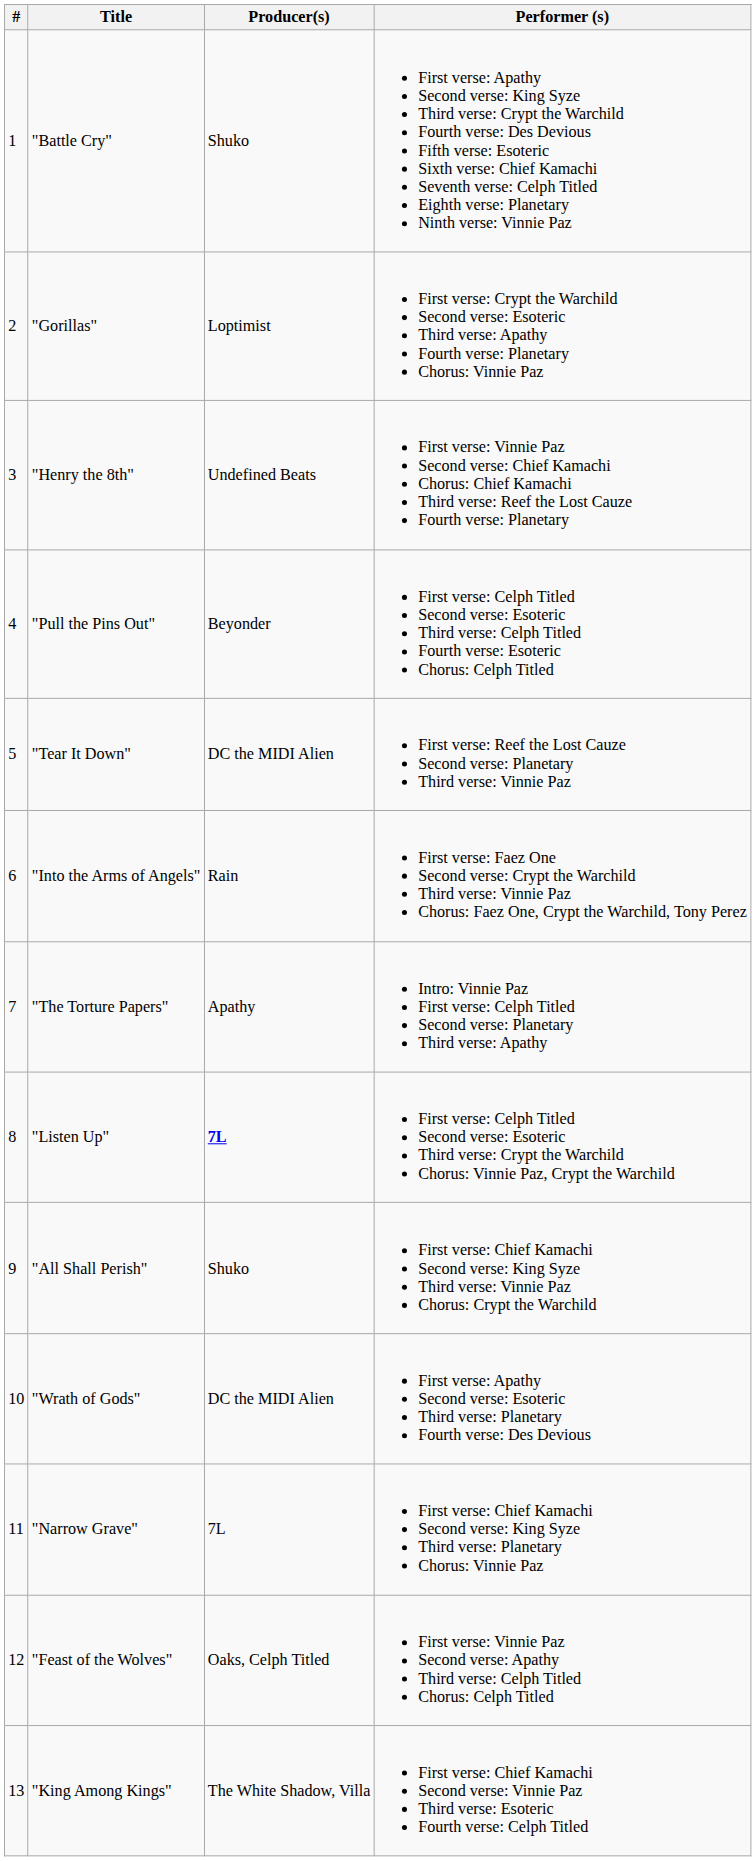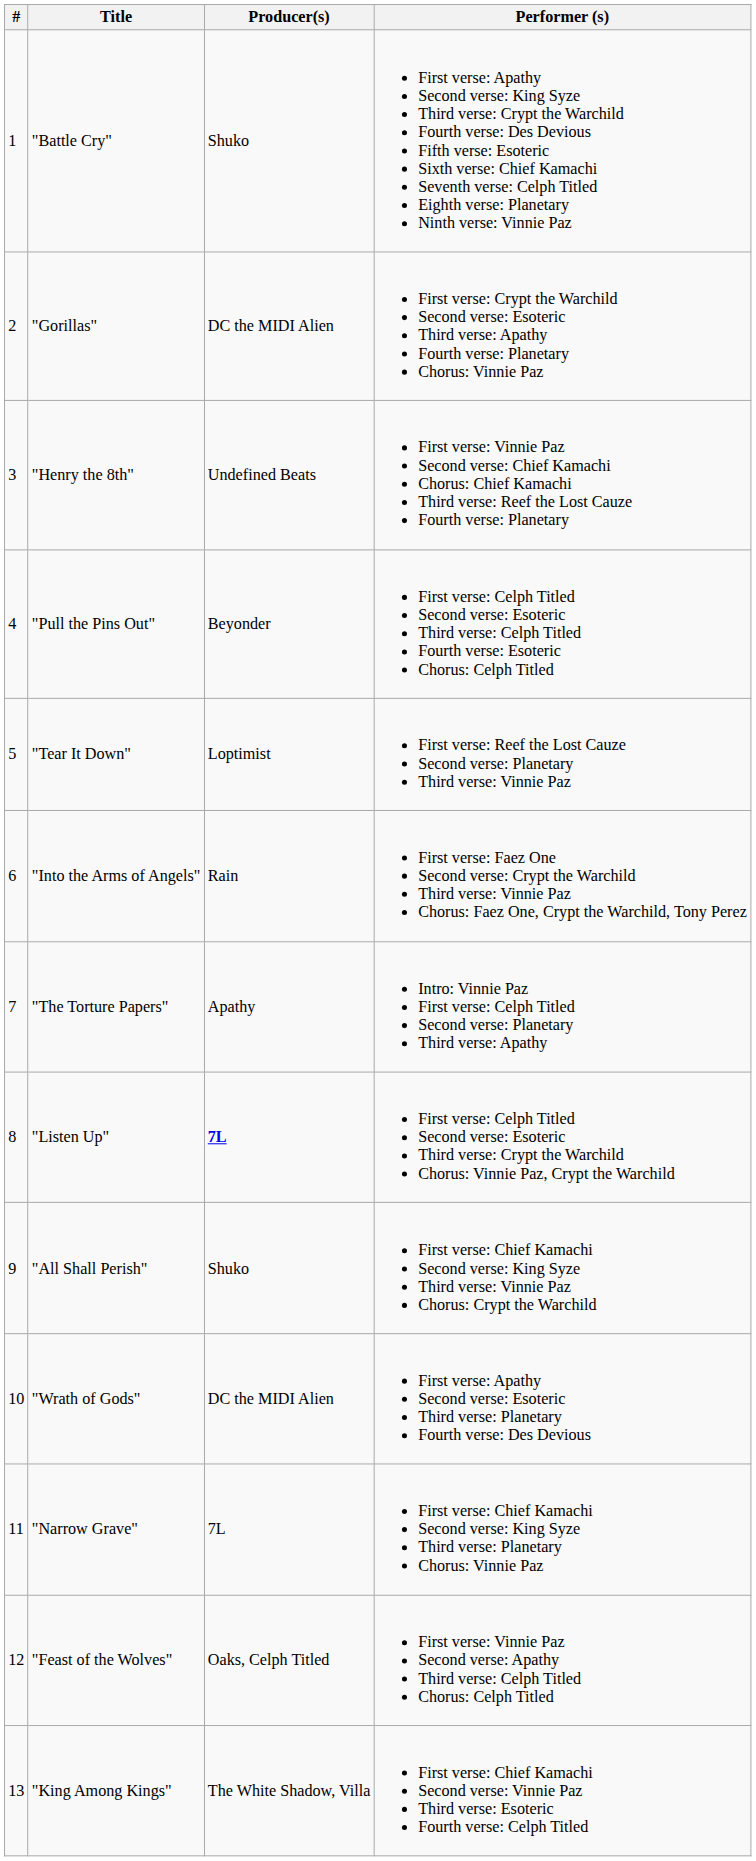(239, 326) Loptimist -> (271, 326) DC the MIDI Alien
(271, 754) DC the MIDI Alien -> (239, 754) Loptimist
